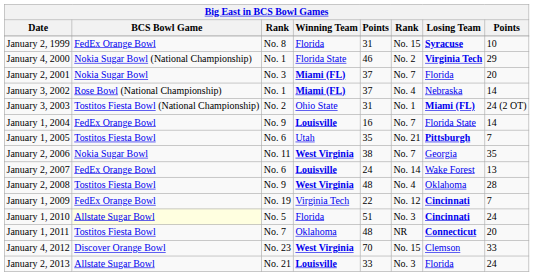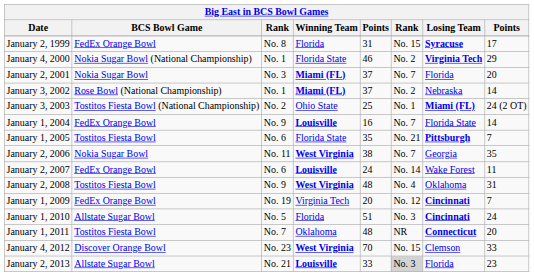(492, 43) 10 -> (492, 43) 17
(404, 91) No. 4 -> (404, 91) No. 2
(367, 106) 31 -> (367, 106) 25
(305, 138) Utah -> (321, 138) Florida State
(492, 169) 13 -> (492, 169) 11
(492, 185) 28 -> (492, 185) 31
(367, 201) 22 -> (367, 201) 20
(114, 216) lightyellow background -> (114, 216) no background
(404, 264) no background -> (404, 264) lightgrey background
(492, 264) 24 -> (492, 264) 23
